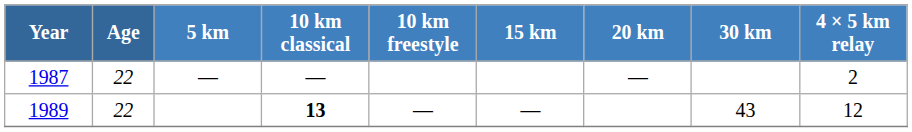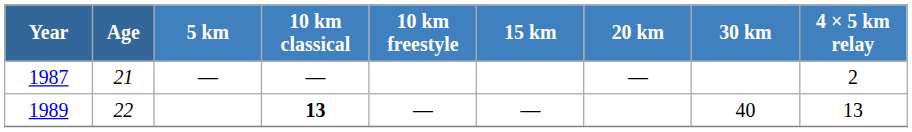(123, 77) 22 -> (123, 77) 21
(745, 110) 43 -> (745, 110) 40
(853, 110) 12 -> (853, 110) 13
